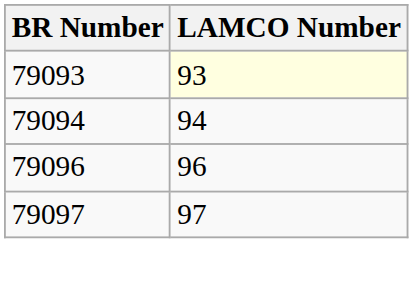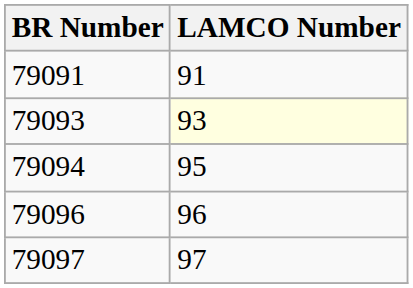+ row: (48, 74)
(192, 120) 94 -> (192, 167) 95
